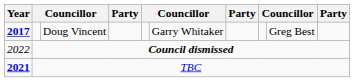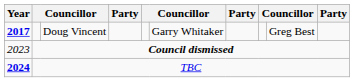(18, 49) 2022 -> (18, 49) 2023
(18, 67) 2021 -> (18, 67) 2024
